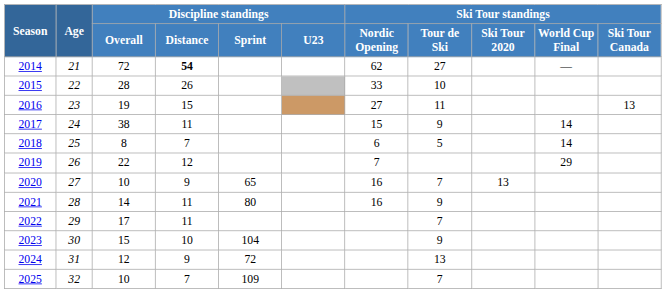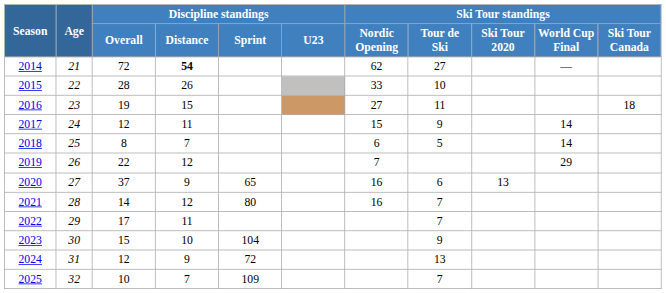(629, 105) 13 -> (629, 105) 18
(124, 124) 38 -> (124, 124) 12
(124, 182) 10 -> (124, 182) 37
(440, 182) 7 -> (440, 182) 6
(187, 201) 11 -> (187, 201) 12
(440, 201) 9 -> (440, 201) 7
